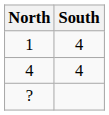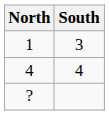(79, 44) 4 -> (79, 44) 3
